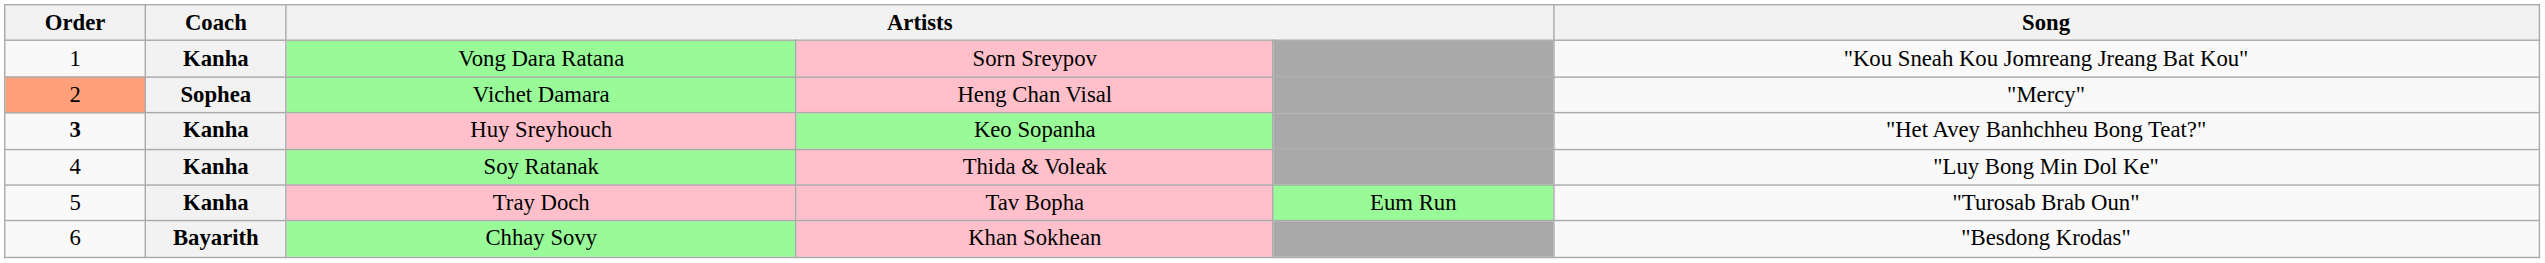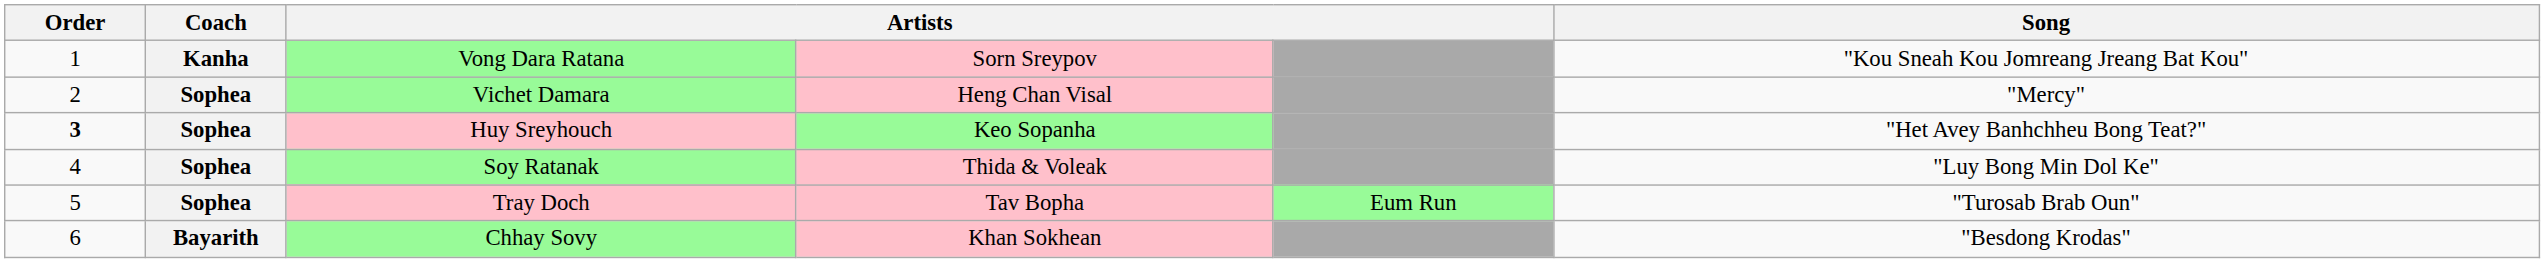(75, 94) lightsalmon background -> (75, 94) no background
(216, 130) Kanha -> (216, 130) Sophea
(216, 166) Kanha -> (216, 166) Sophea
(216, 202) Kanha -> (216, 202) Sophea
